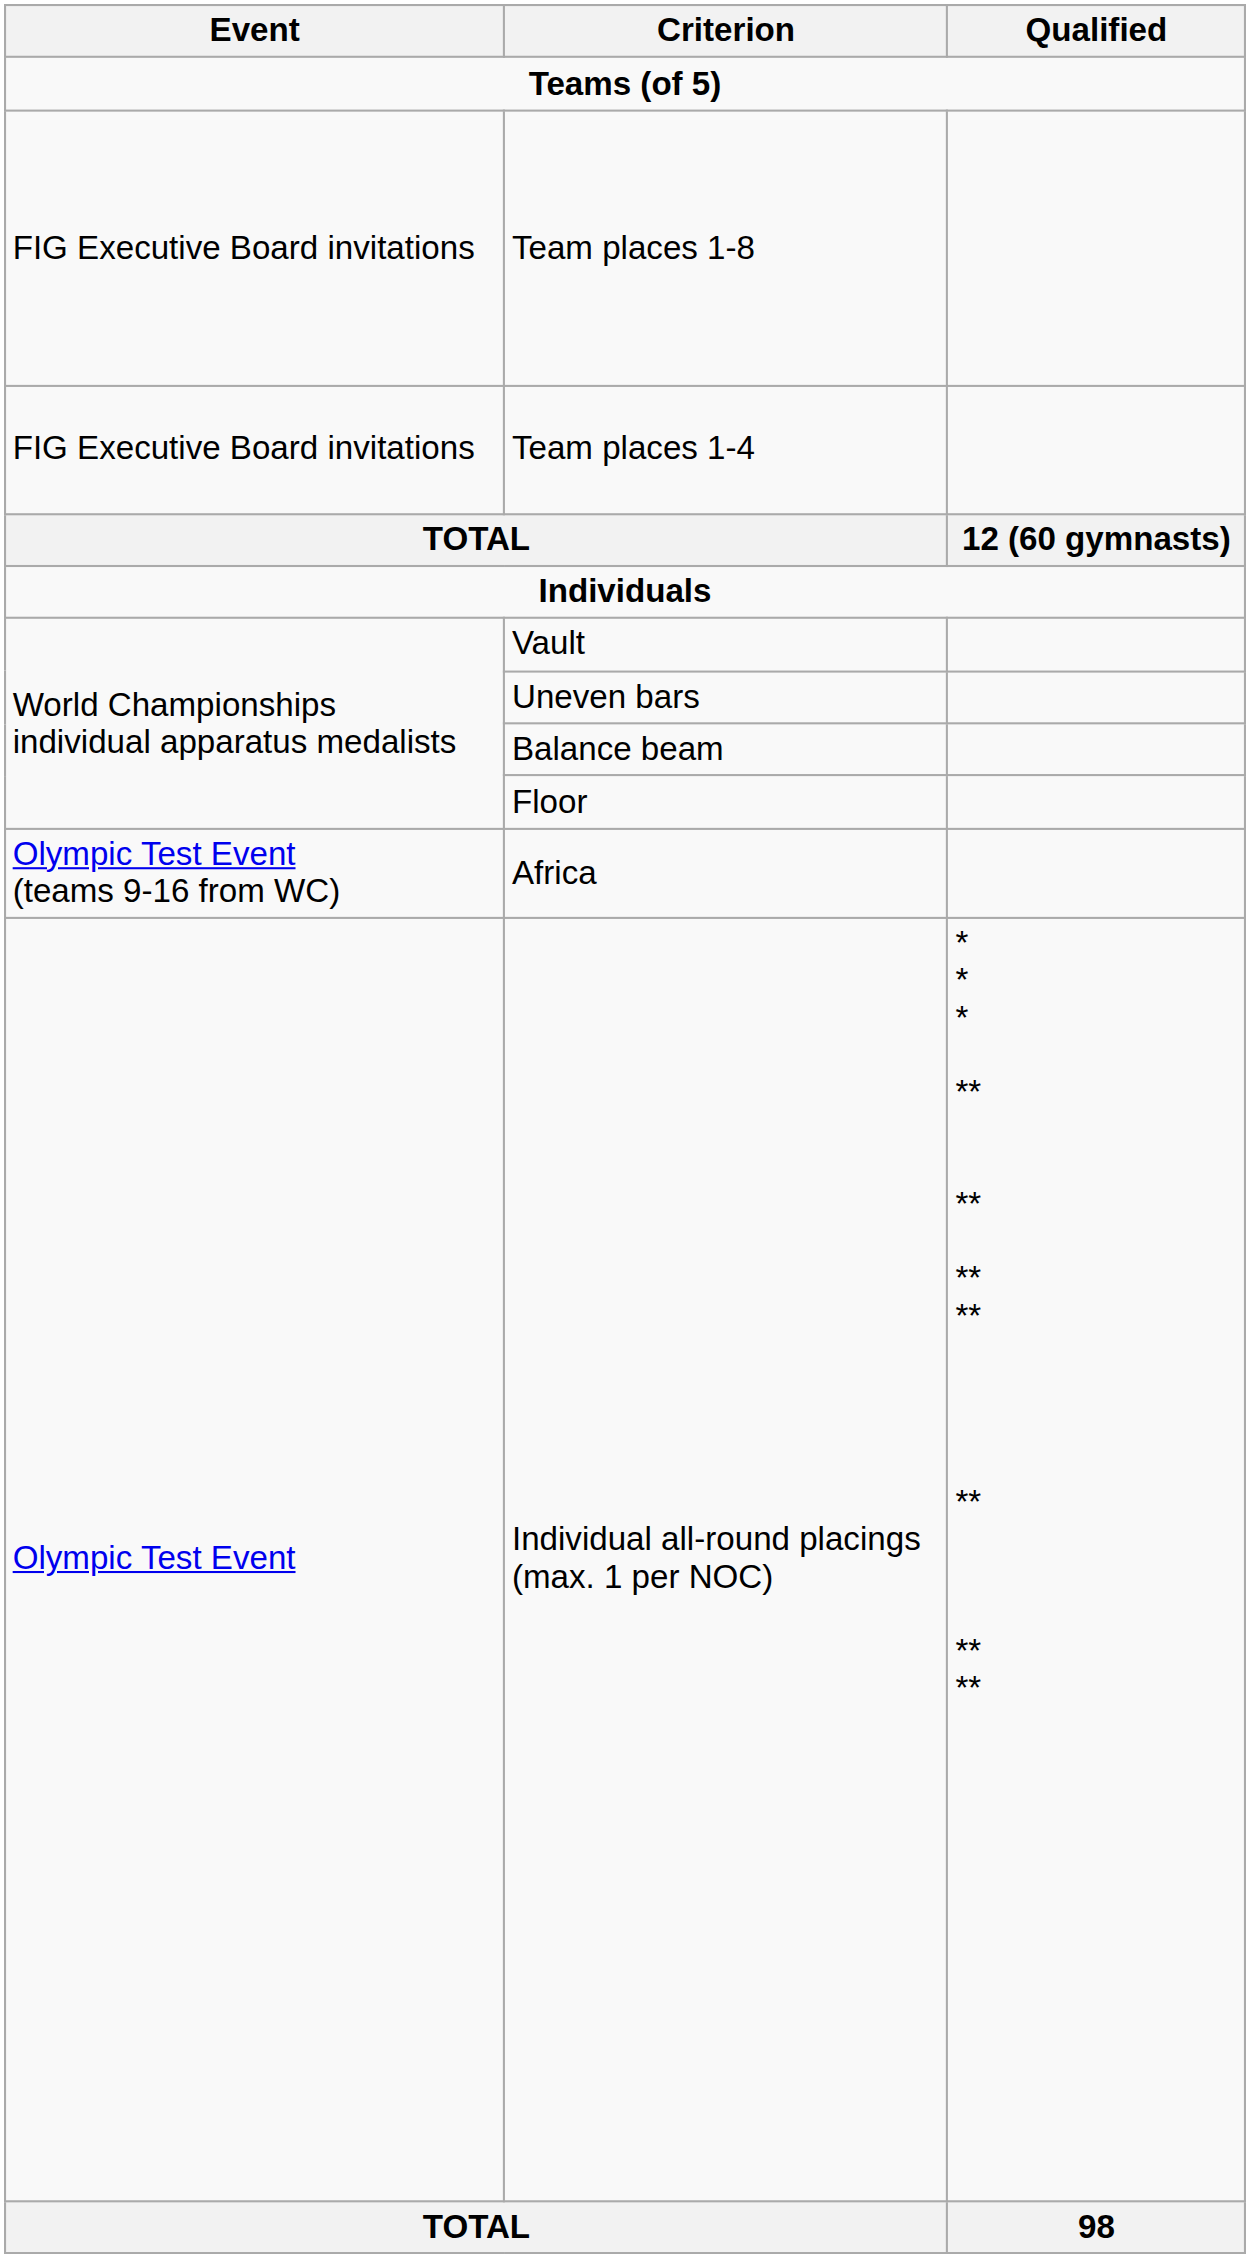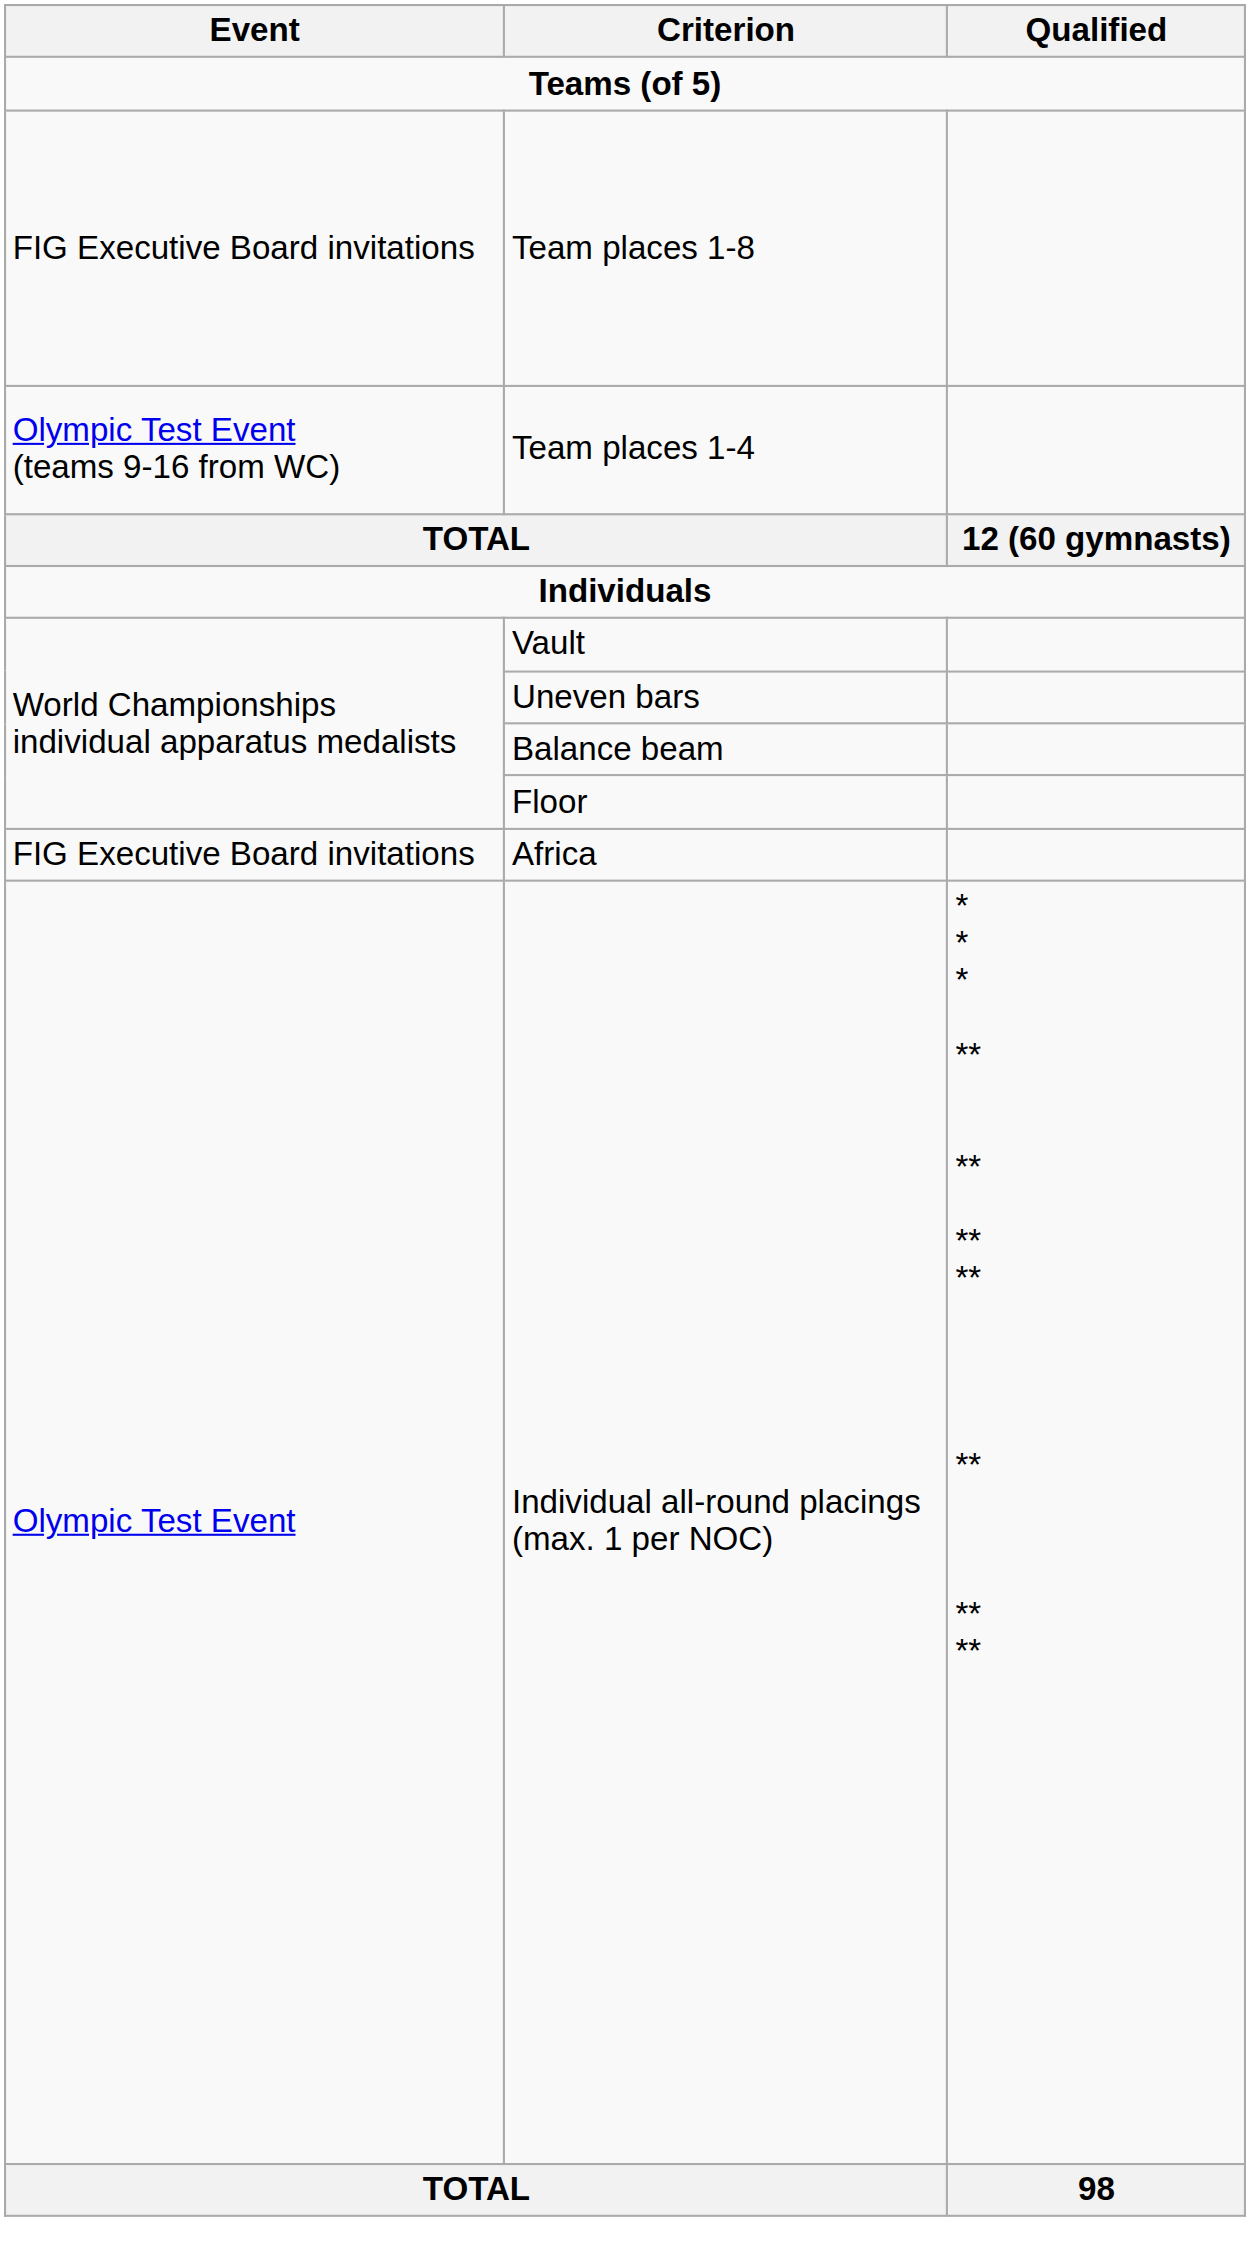(244, 449) FIG Executive Board invitations -> (176, 449) Olympic Test Event (teams 9-16 from WC)
(176, 872) Olympic Test Event (teams 9-16 from WC) -> (244, 854) FIG Executive Board invitations
